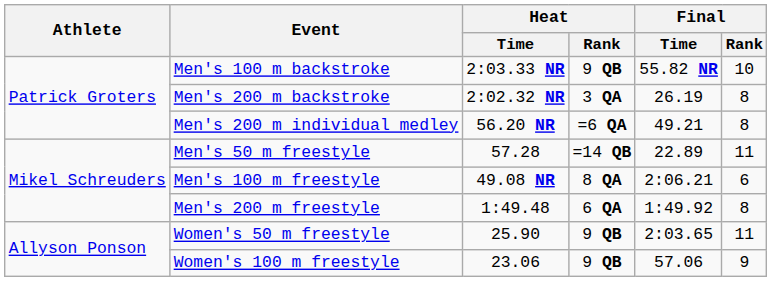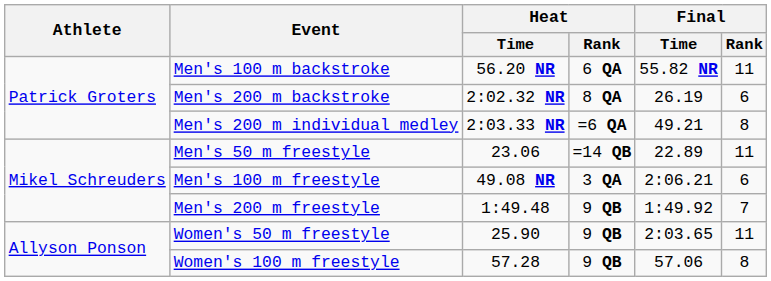(515, 70) 2:03.33 NR -> (515, 70) 56.20 NR
(602, 70) 9 QB -> (602, 70) 6 QA
(744, 70) 10 -> (744, 70) 11
(602, 98) 3 QA -> (602, 98) 8 QA
(744, 98) 8 -> (744, 98) 6
(515, 125) 56.20 NR -> (515, 125) 2:03.33 NR
(515, 153) 57.28 -> (515, 153) 23.06
(602, 180) 8 QA -> (602, 180) 3 QA
(602, 208) 6 QA -> (602, 208) 9 QB
(744, 208) 8 -> (744, 208) 7
(515, 263) 23.06 -> (515, 263) 57.28
(744, 263) 9 -> (744, 263) 8
